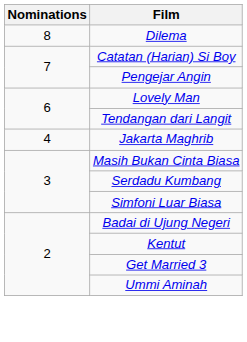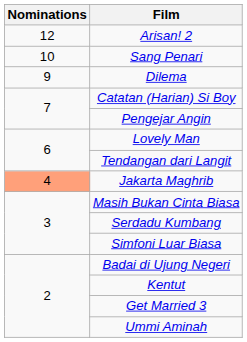+ row: (166, 35)
+ row: (166, 56)
(47, 35) 8 -> (47, 77) 9
(47, 139) no background -> (47, 181) lightsalmon background
